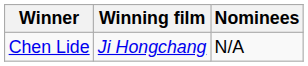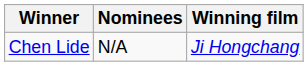columns swapped: (152, 18) <-> (257, 18)
